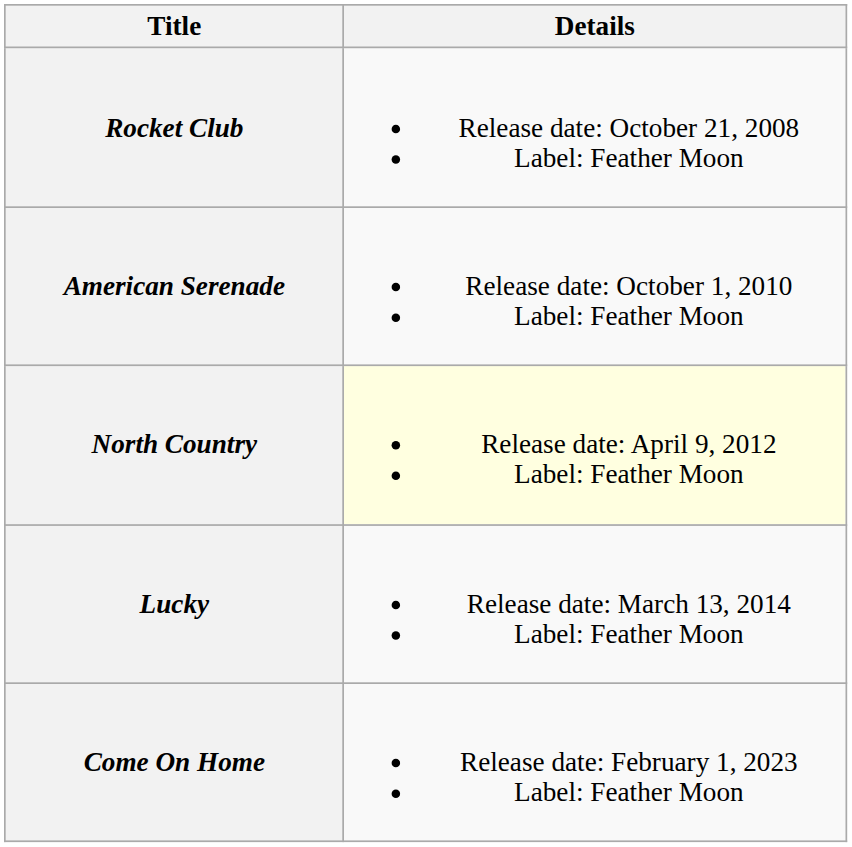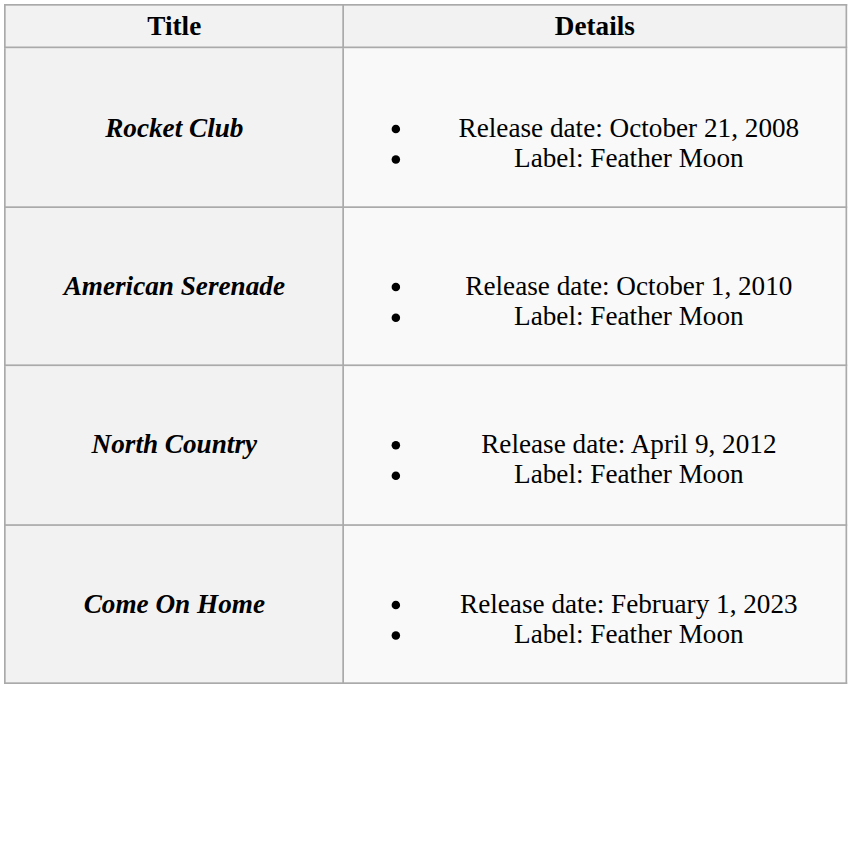(595, 460) lightyellow background -> (595, 460) no background
- row: (174, 603)
